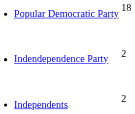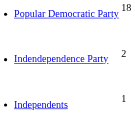(126, 99) 2 -> (126, 99) 1
